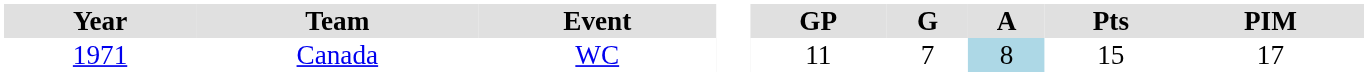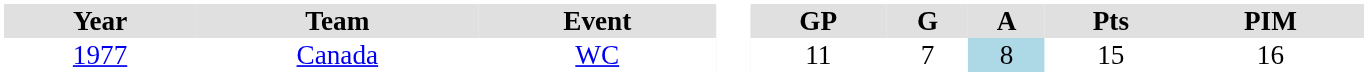(100, 54) 1971 -> (100, 54) 1977
(1270, 54) 17 -> (1270, 54) 16
